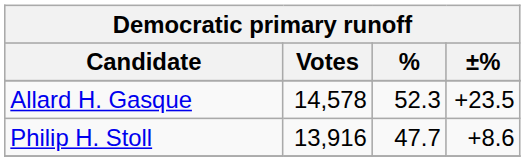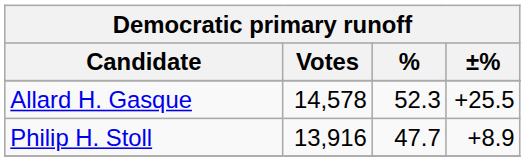(484, 100) +23.5 -> (484, 100) +25.5
(491, 138) +8.6 -> (491, 138) +8.9
